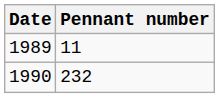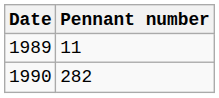(76, 77) 232 -> (76, 77) 282
